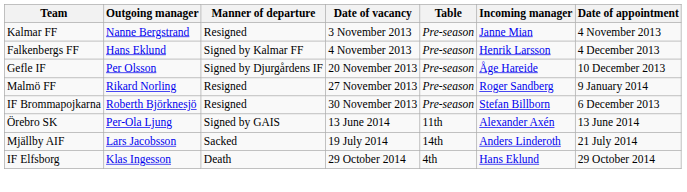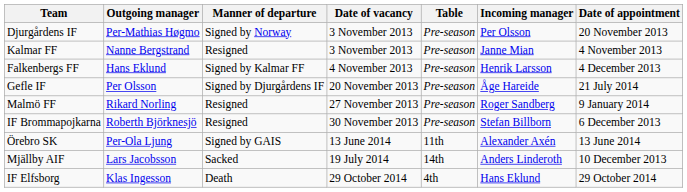+ row: (42, 31)
(622, 68) 10 December 2013 -> (609, 86) 21 July 2014
(607, 141) 21 July 2014 -> (623, 159) 10 December 2013
